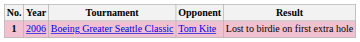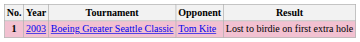(36, 29) 2006 -> (36, 29) 2003
